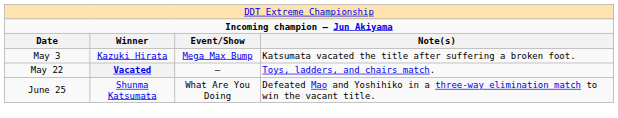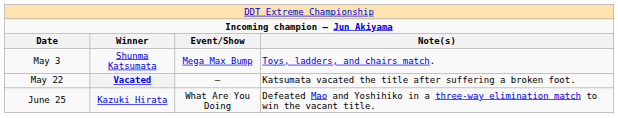(132, 56) Kazuki Hirata -> (132, 61) Shunma Katsumata
(419, 56) Katsumata vacated the title after suffering a broken foot. -> (349, 61) Toys, ladders, and chairs match.
(349, 70) Toys, ladders, and chairs match. -> (419, 80) Katsumata vacated the title after suffering a broken foot.
(132, 90) Shunma Katsumata -> (132, 100) Kazuki Hirata
